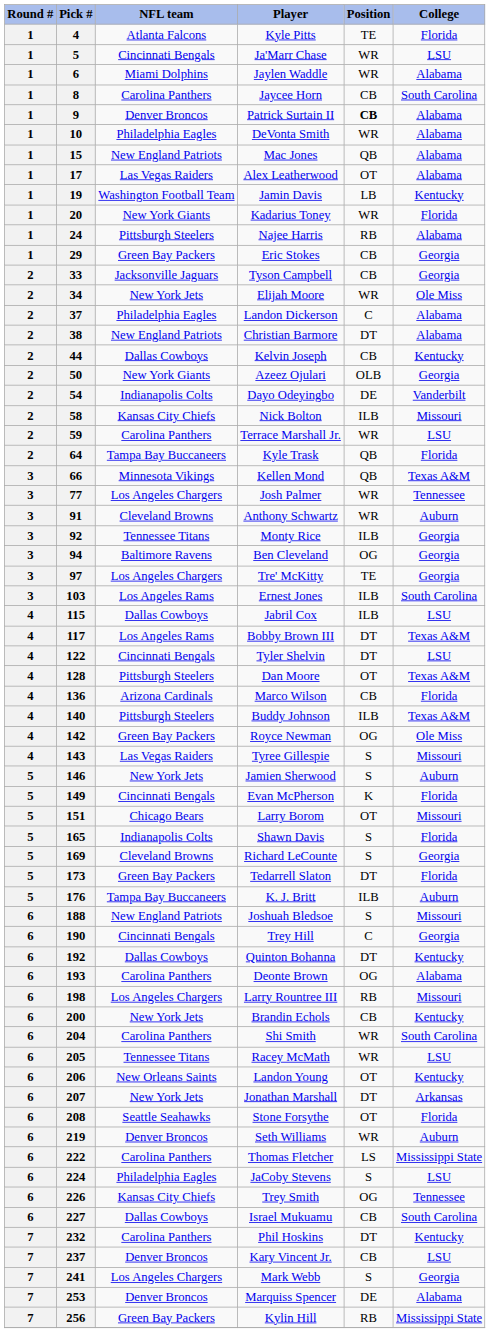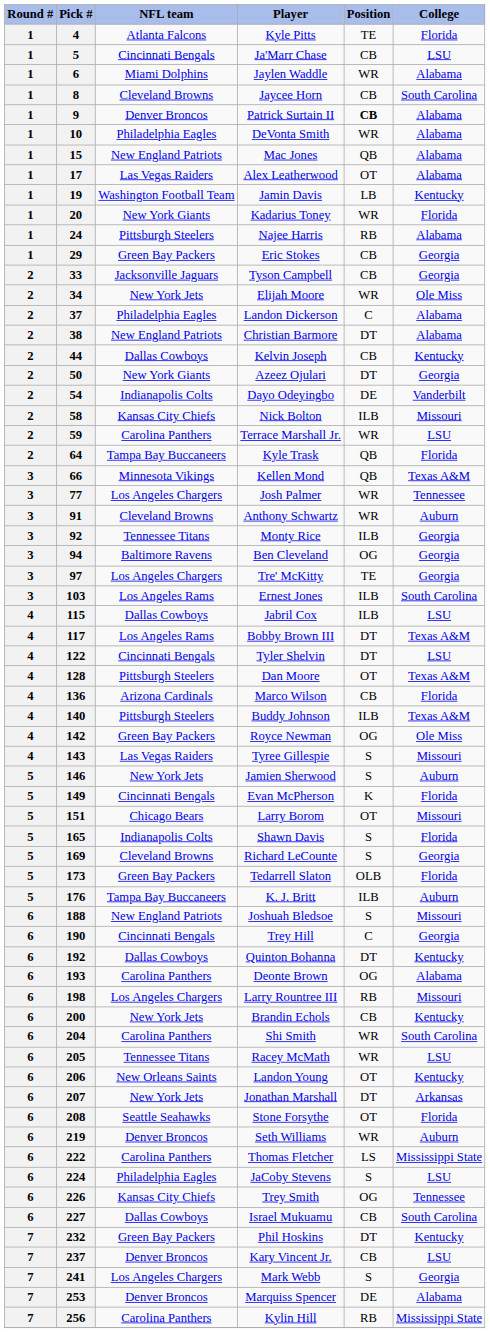(368, 54) WR -> (368, 54) CB
(166, 94) Carolina Panthers -> (166, 94) Cleveland Browns
(368, 375) OLB -> (368, 375) DT
(368, 876) DT -> (368, 876) OLB
(166, 1237) Carolina Panthers -> (166, 1237) Green Bay Packers
(166, 1317) Green Bay Packers -> (166, 1317) Carolina Panthers
